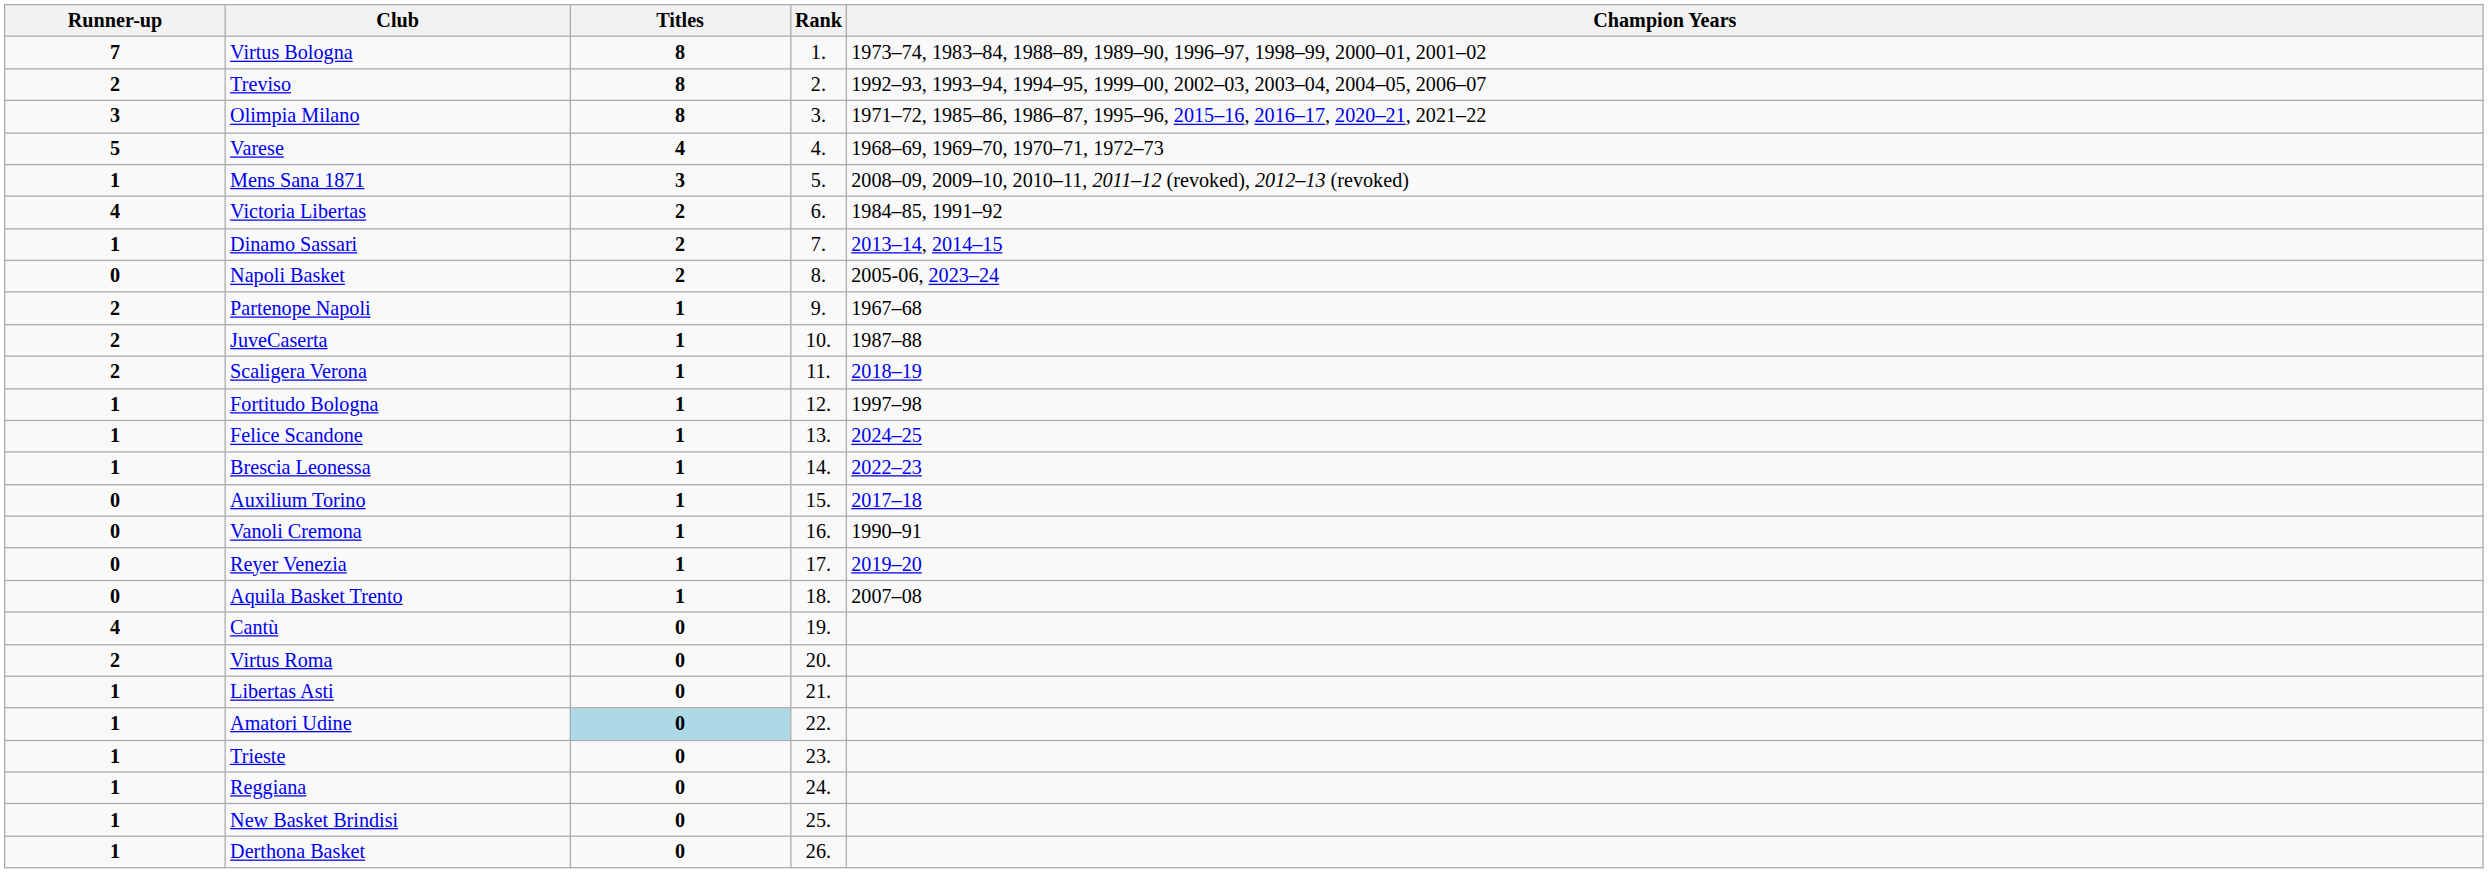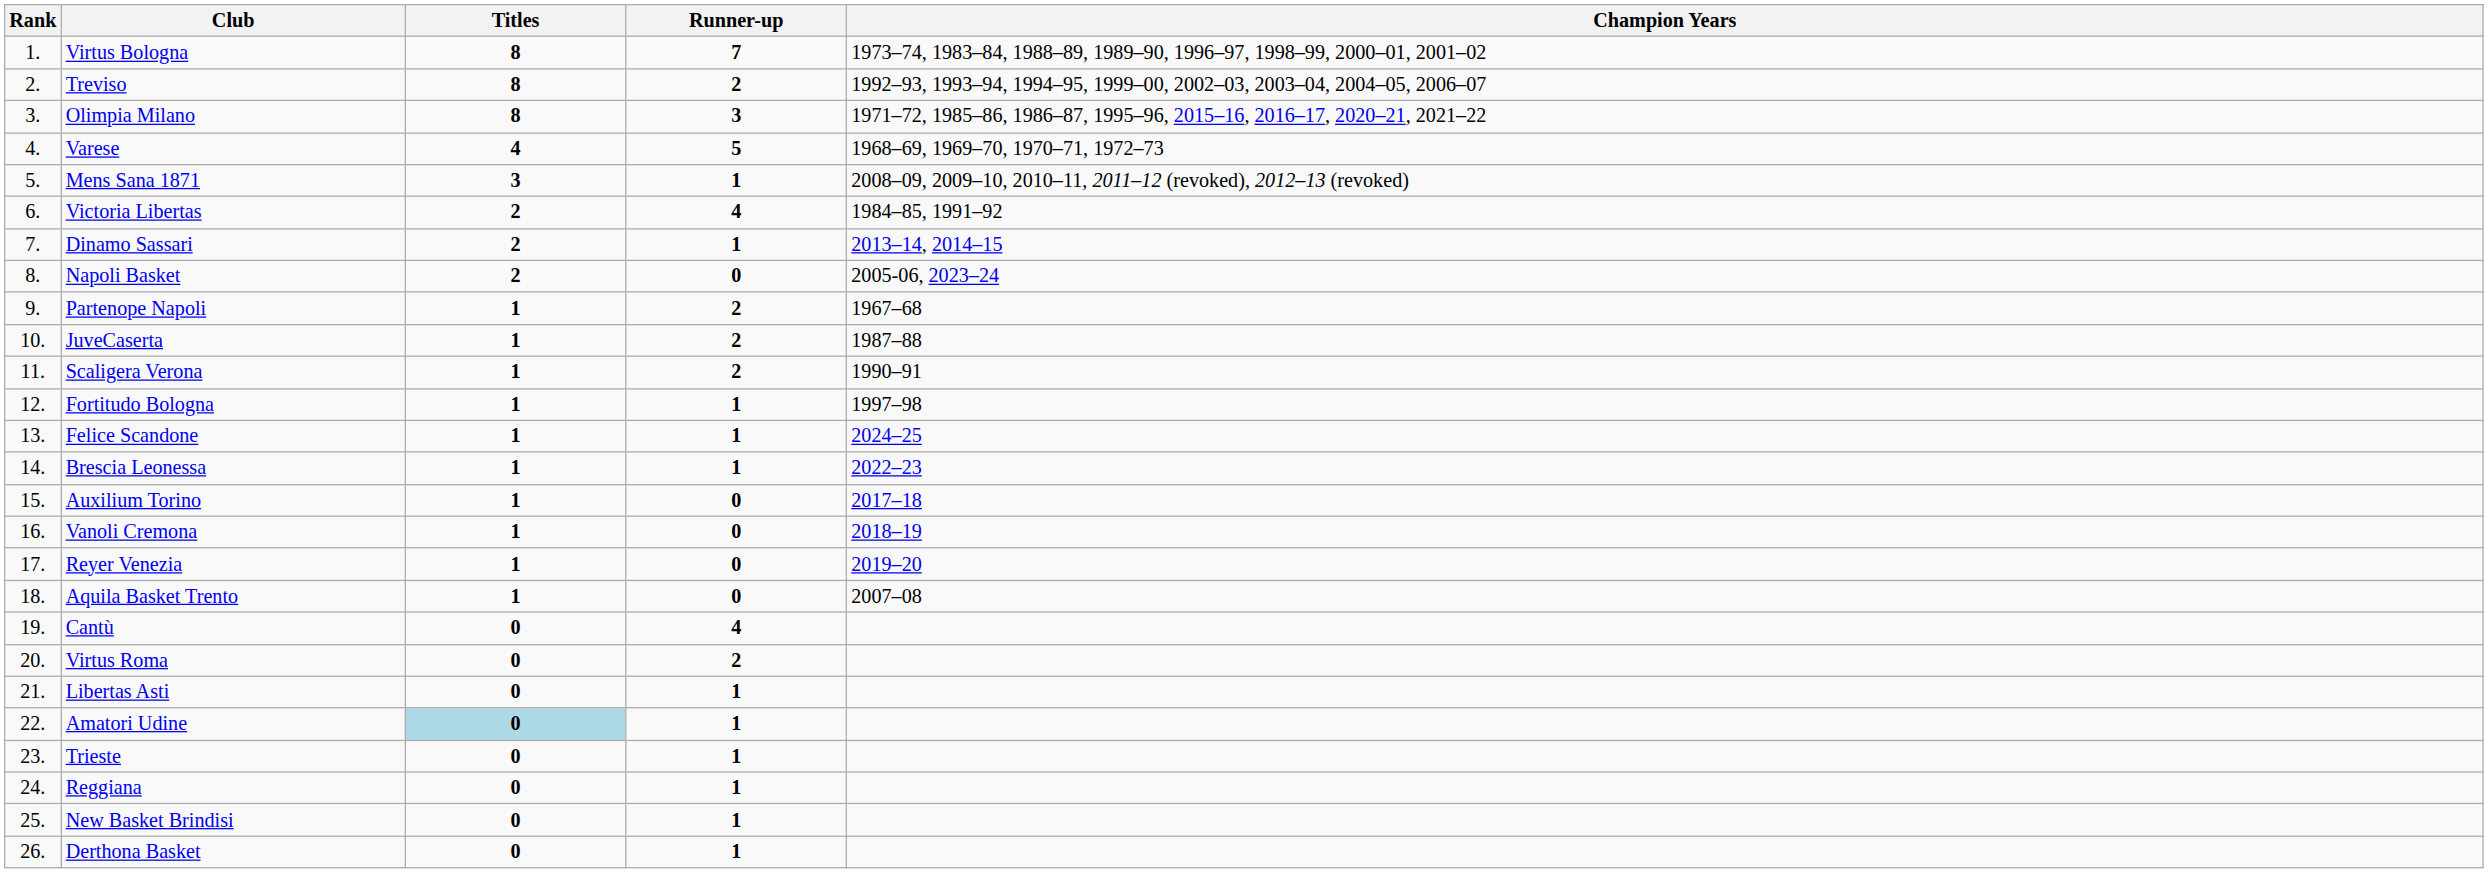columns swapped: (818, 20) <-> (115, 20)
(887, 372) 2018–19 -> (887, 372) 1990–91
(887, 532) 1990–91 -> (887, 532) 2018–19
